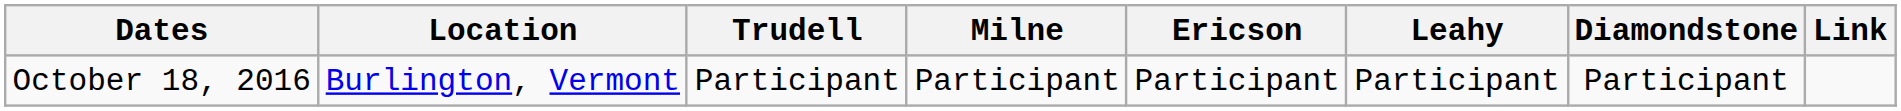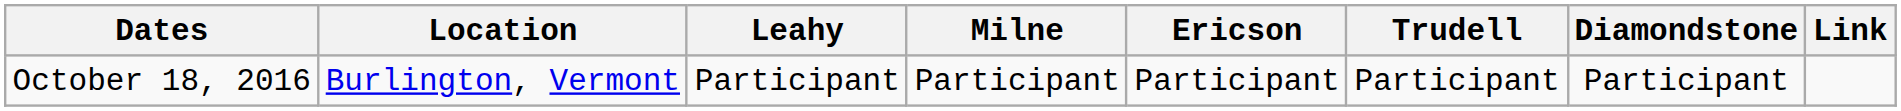columns swapped: (1457, 31) <-> (797, 31)
